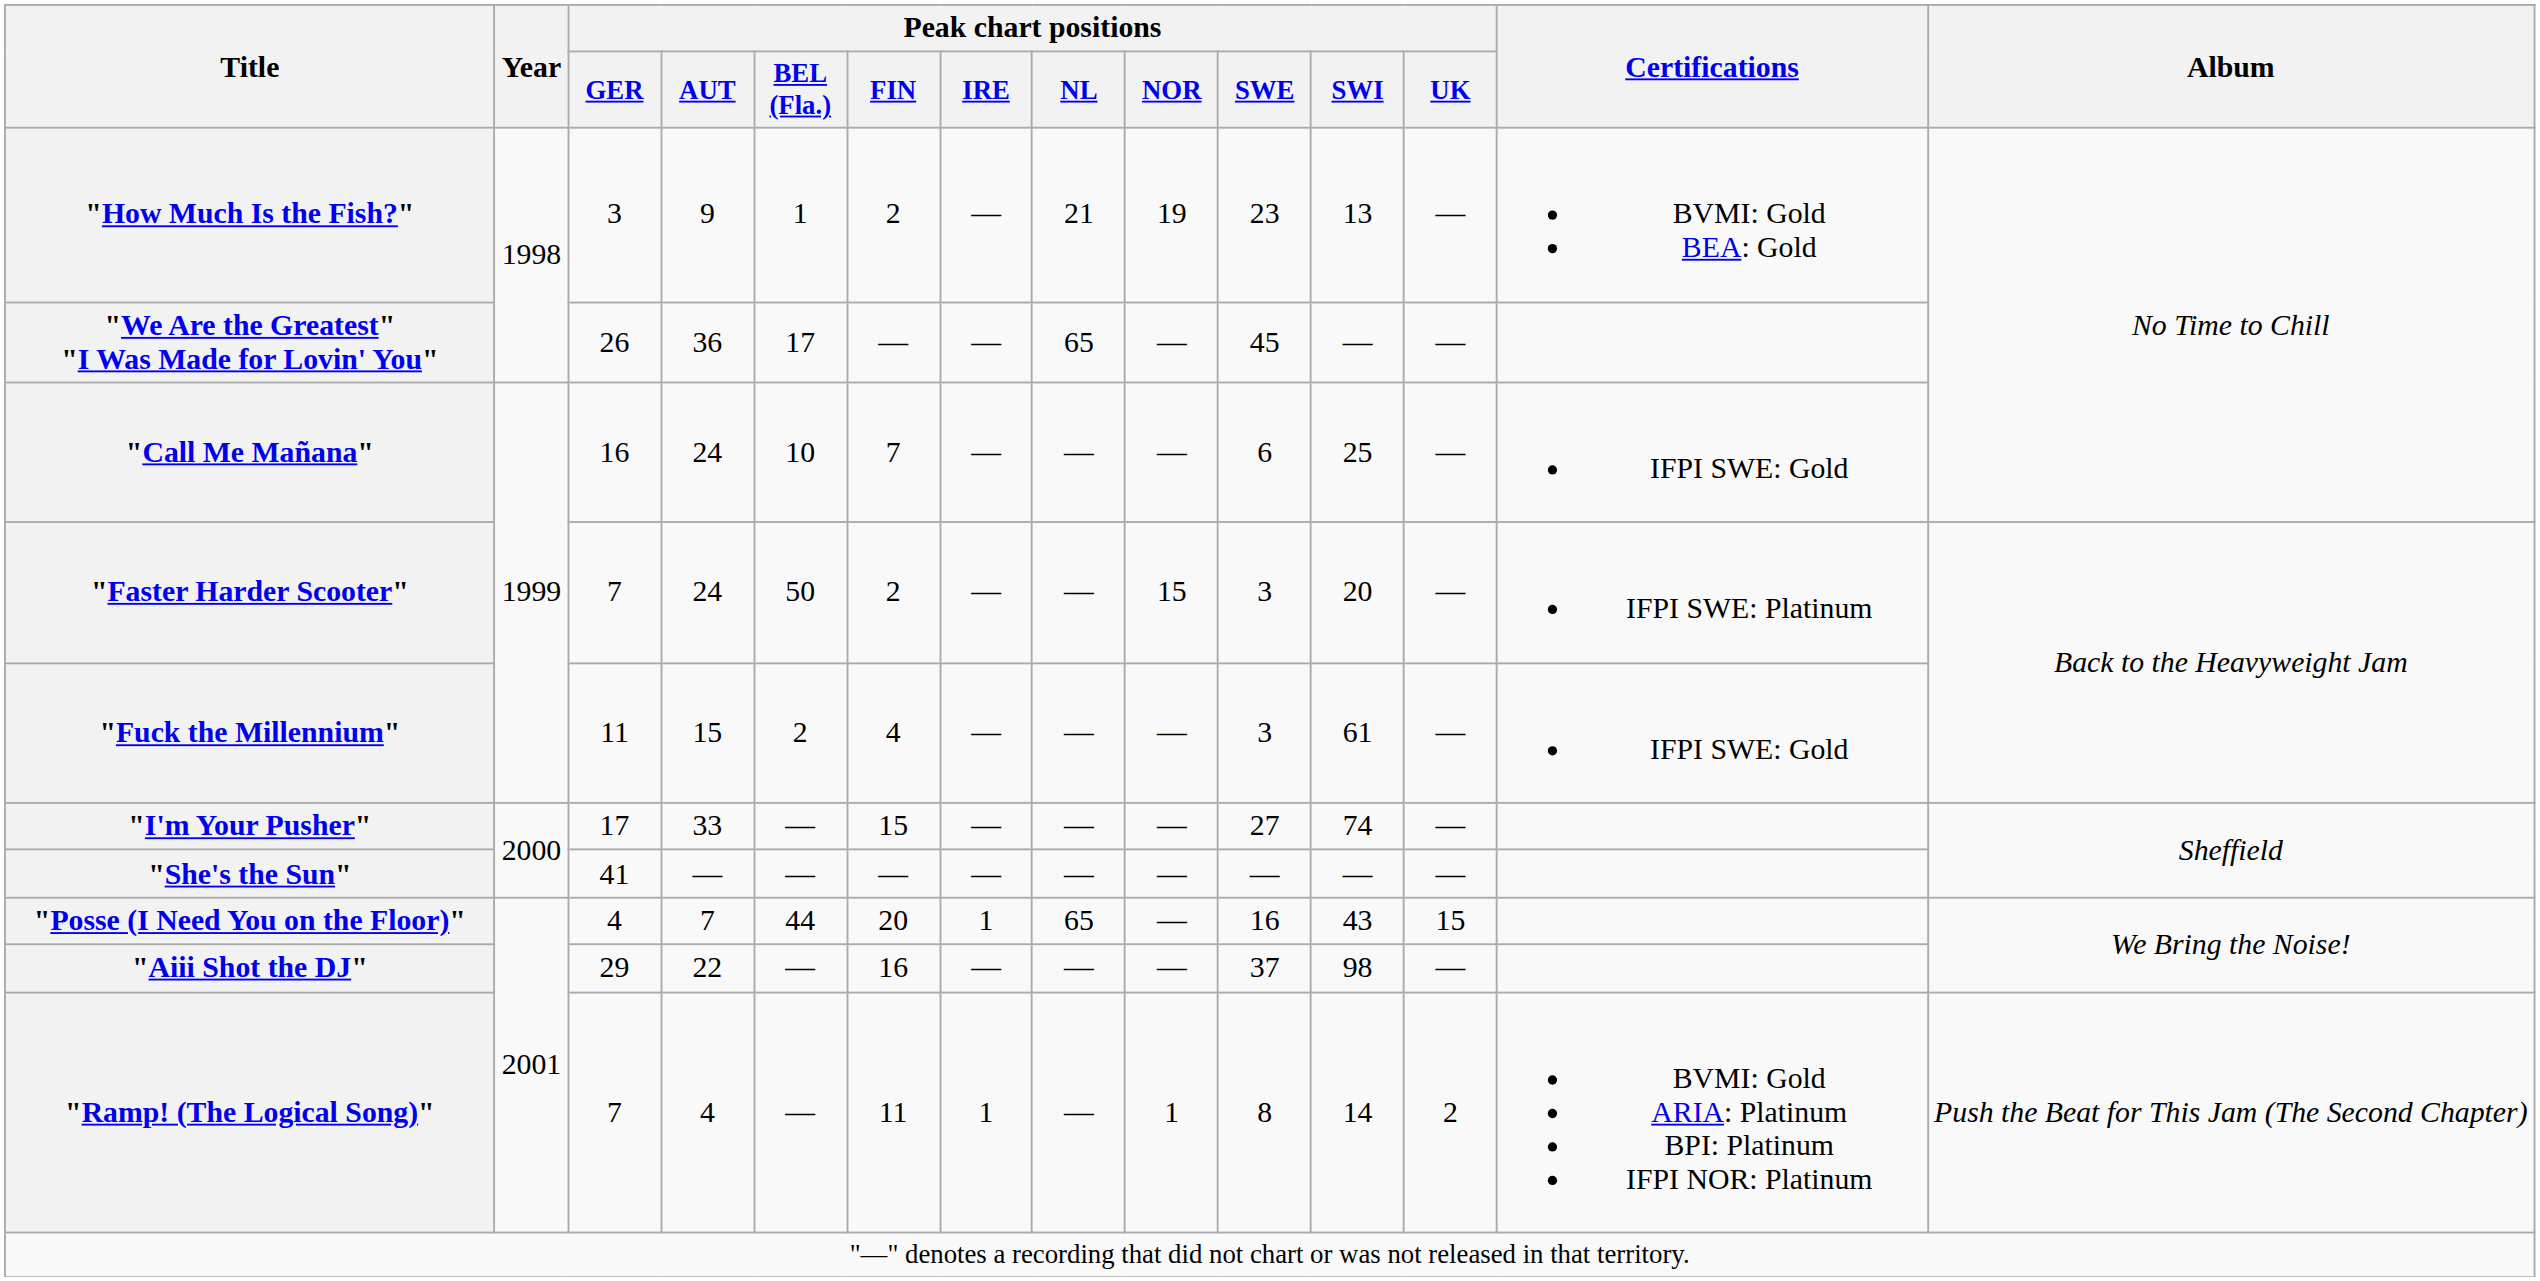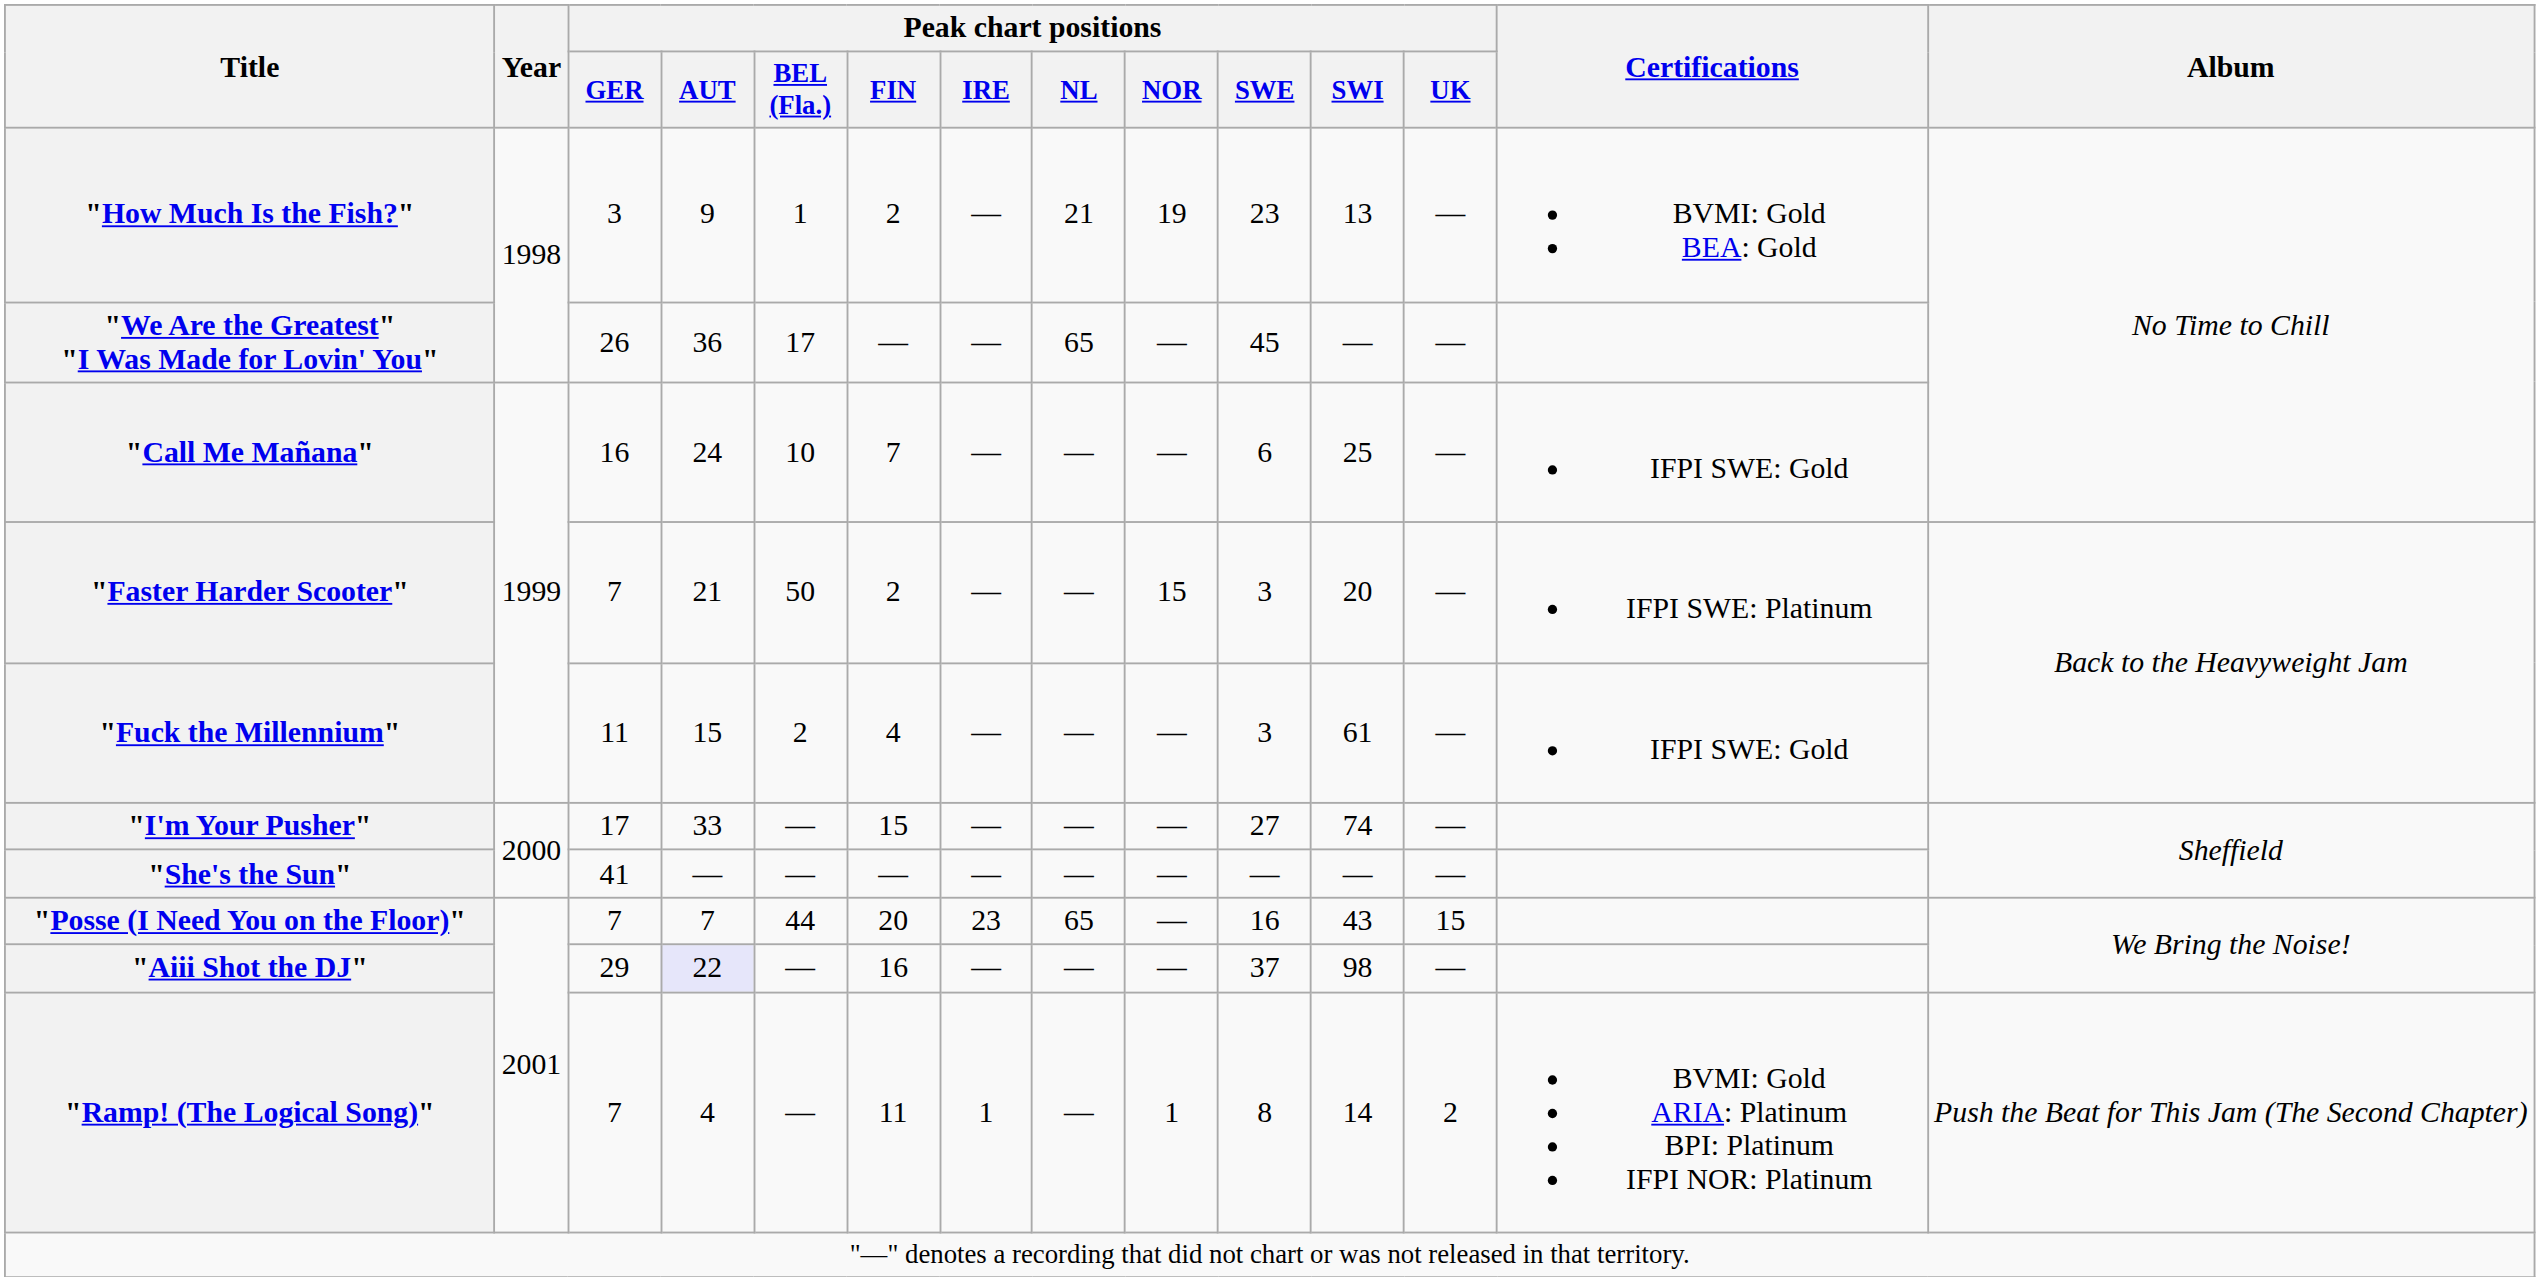(707, 592) 24 -> (707, 592) 21
(614, 920) 4 -> (614, 920) 7
(986, 920) 1 -> (986, 920) 23
(707, 967) no background -> (707, 967) lavender background
